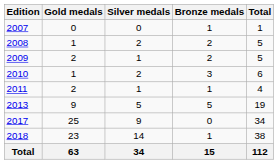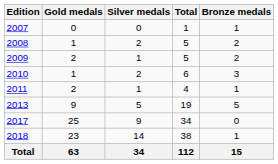columns swapped: (209, 12) <-> (260, 12)
